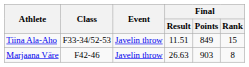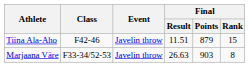(87, 41) F33-34/52-53 -> (87, 41) F42-46
(207, 41) 849 -> (207, 41) 879
(87, 55) F42-46 -> (87, 55) F33-34/52-53
